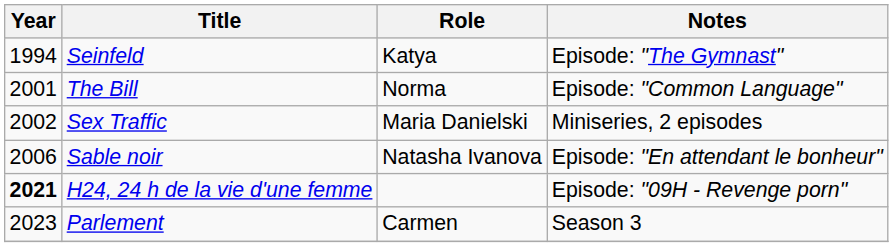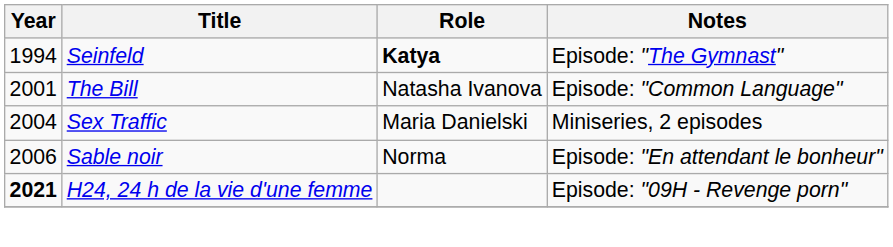(409, 55) normal -> (411, 55) bold
(414, 88) Norma -> (462, 88) Natasha Ivanova
(33, 122) 2002 -> (33, 122) 2004
(462, 156) Natasha Ivanova -> (414, 156) Norma
- row: (115, 223)
